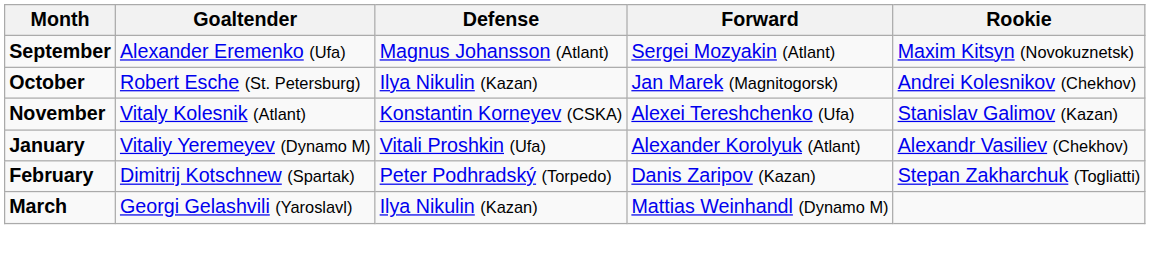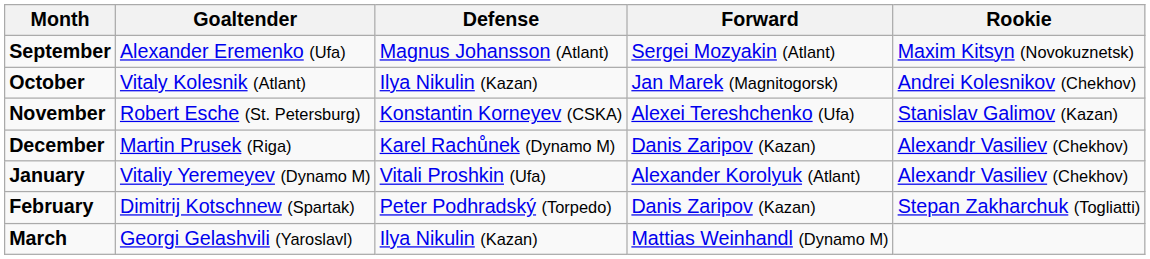(240, 82) Robert Esche (St. Petersburg) -> (213, 82) Vitaly Kolesnik (Atlant)
(213, 113) Vitaly Kolesnik (Atlant) -> (240, 113) Robert Esche (St. Petersburg)
+ row: (57, 144)
